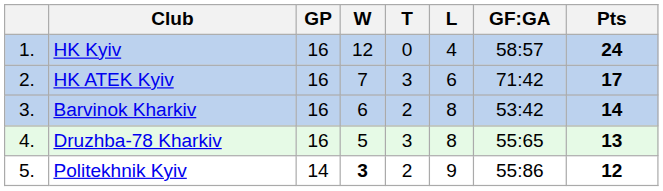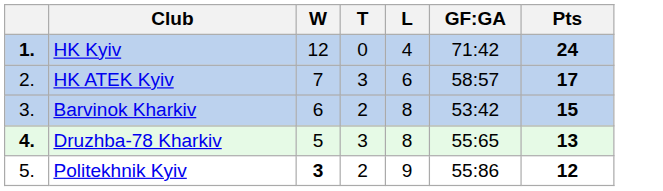- column: (318, 19)
(27, 49) normal -> (27, 49) bold
(520, 49) 58:57 -> (475, 49) 71:42
(520, 79) 71:42 -> (475, 79) 58:57
(612, 110) 14 -> (567, 110) 15
(27, 140) normal -> (27, 140) bold
